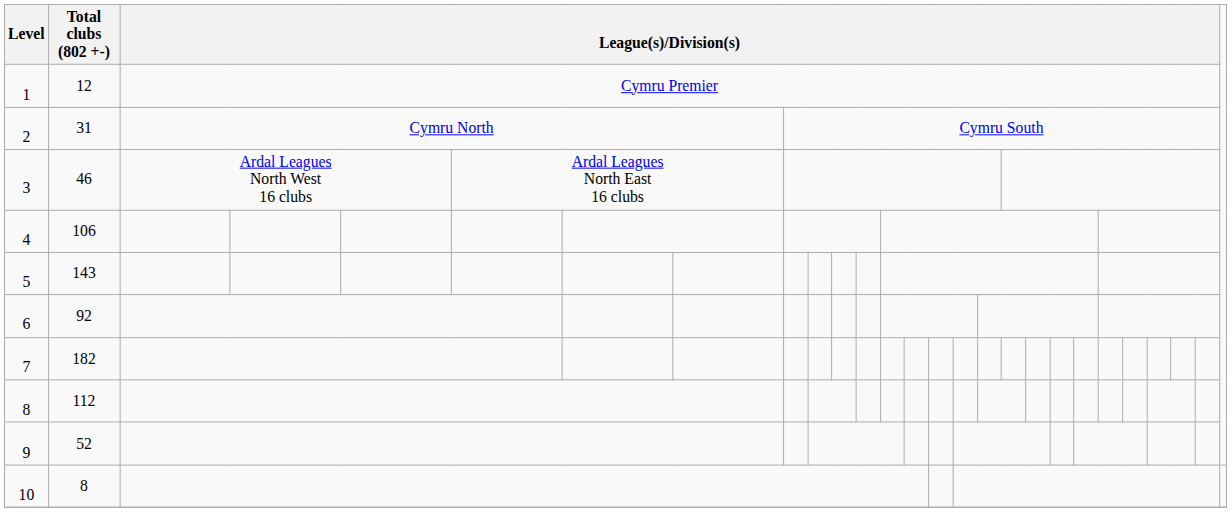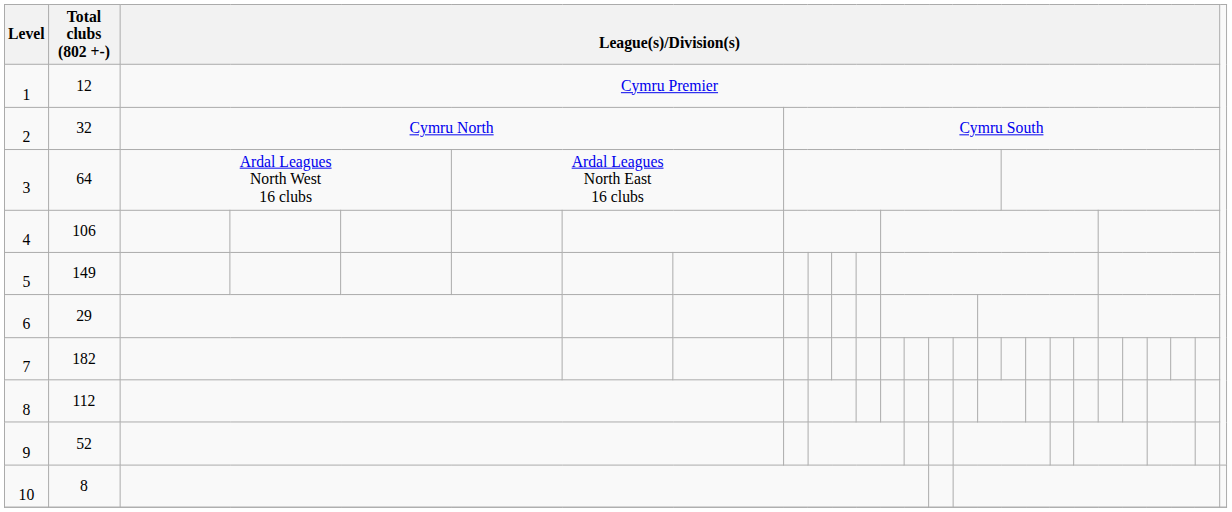(84, 128) 31 -> (84, 128) 32
(84, 179) 46 -> (84, 179) 64
(84, 273) 143 -> (84, 273) 149
(84, 316) 92 -> (84, 316) 29
